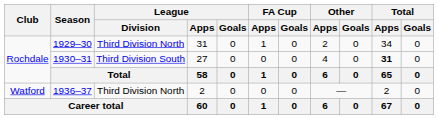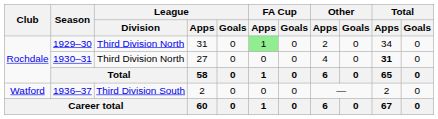(264, 43) no background -> (264, 43) lightgreen background
(141, 59) Third Division South -> (141, 59) Third Division North
(141, 91) Third Division North -> (141, 91) Third Division South
